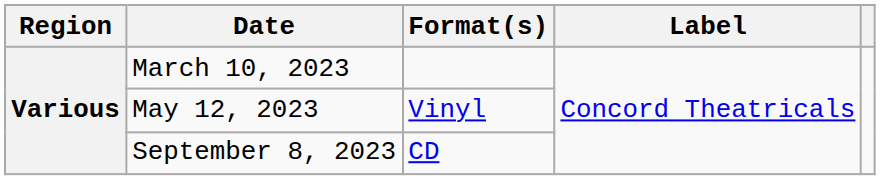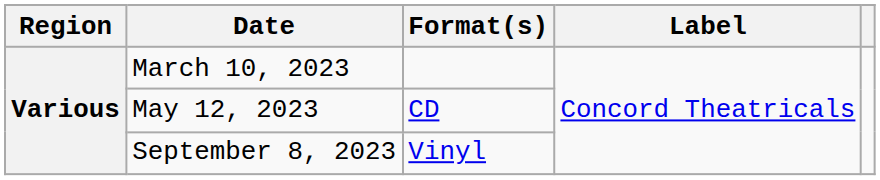(447, 110) Vinyl -> (424, 110) CD
(424, 153) CD -> (447, 153) Vinyl
